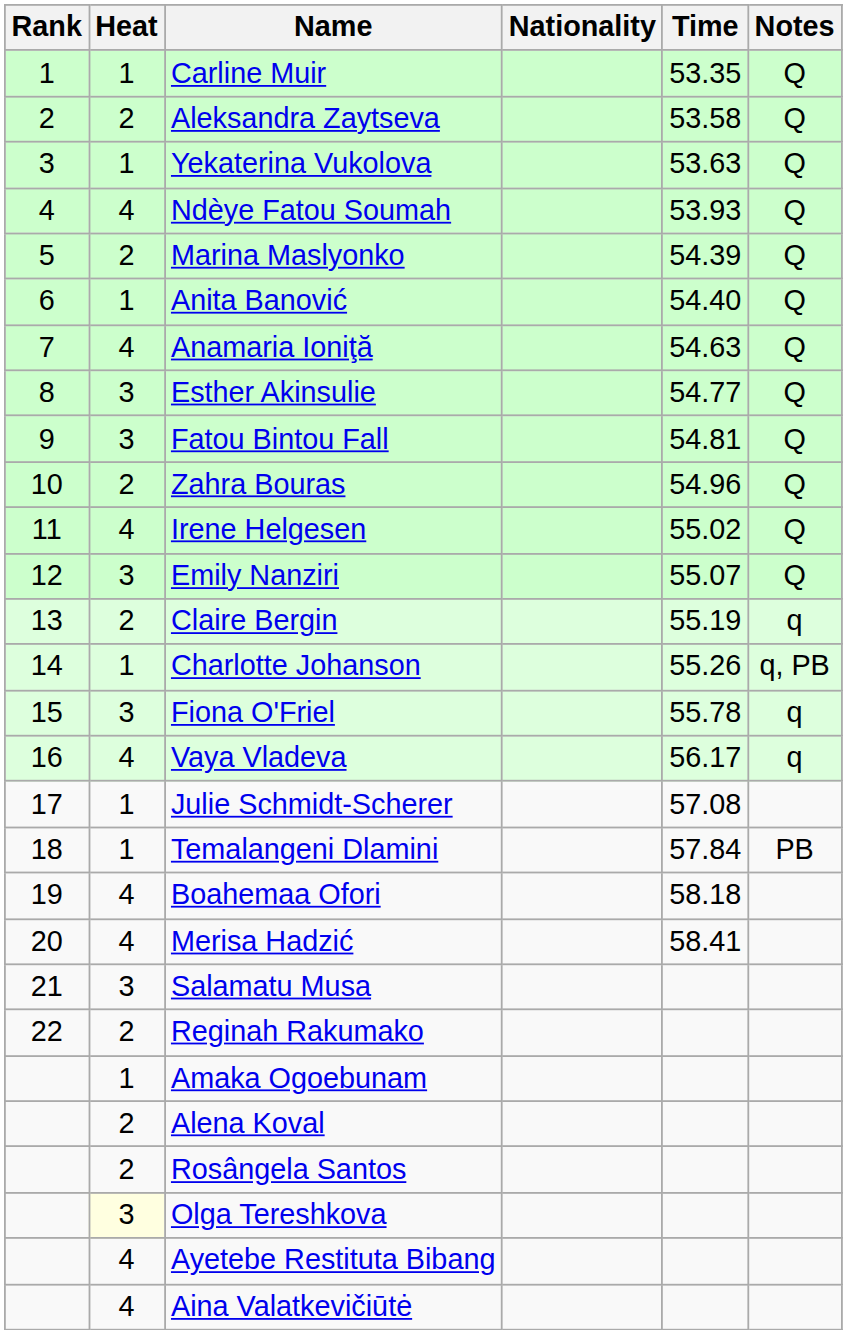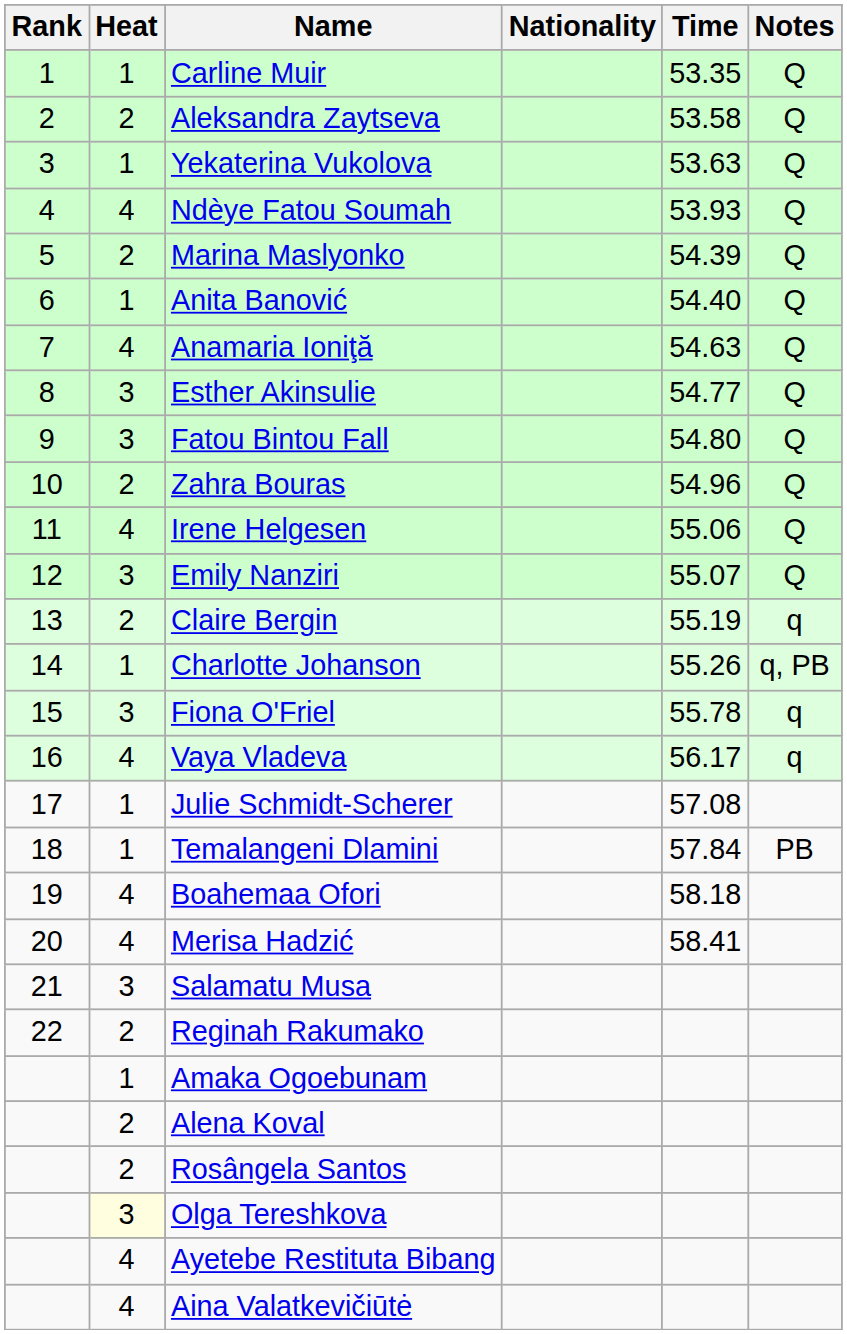(705, 438) 54.81 -> (705, 438) 54.80
(705, 529) 55.02 -> (705, 529) 55.06
